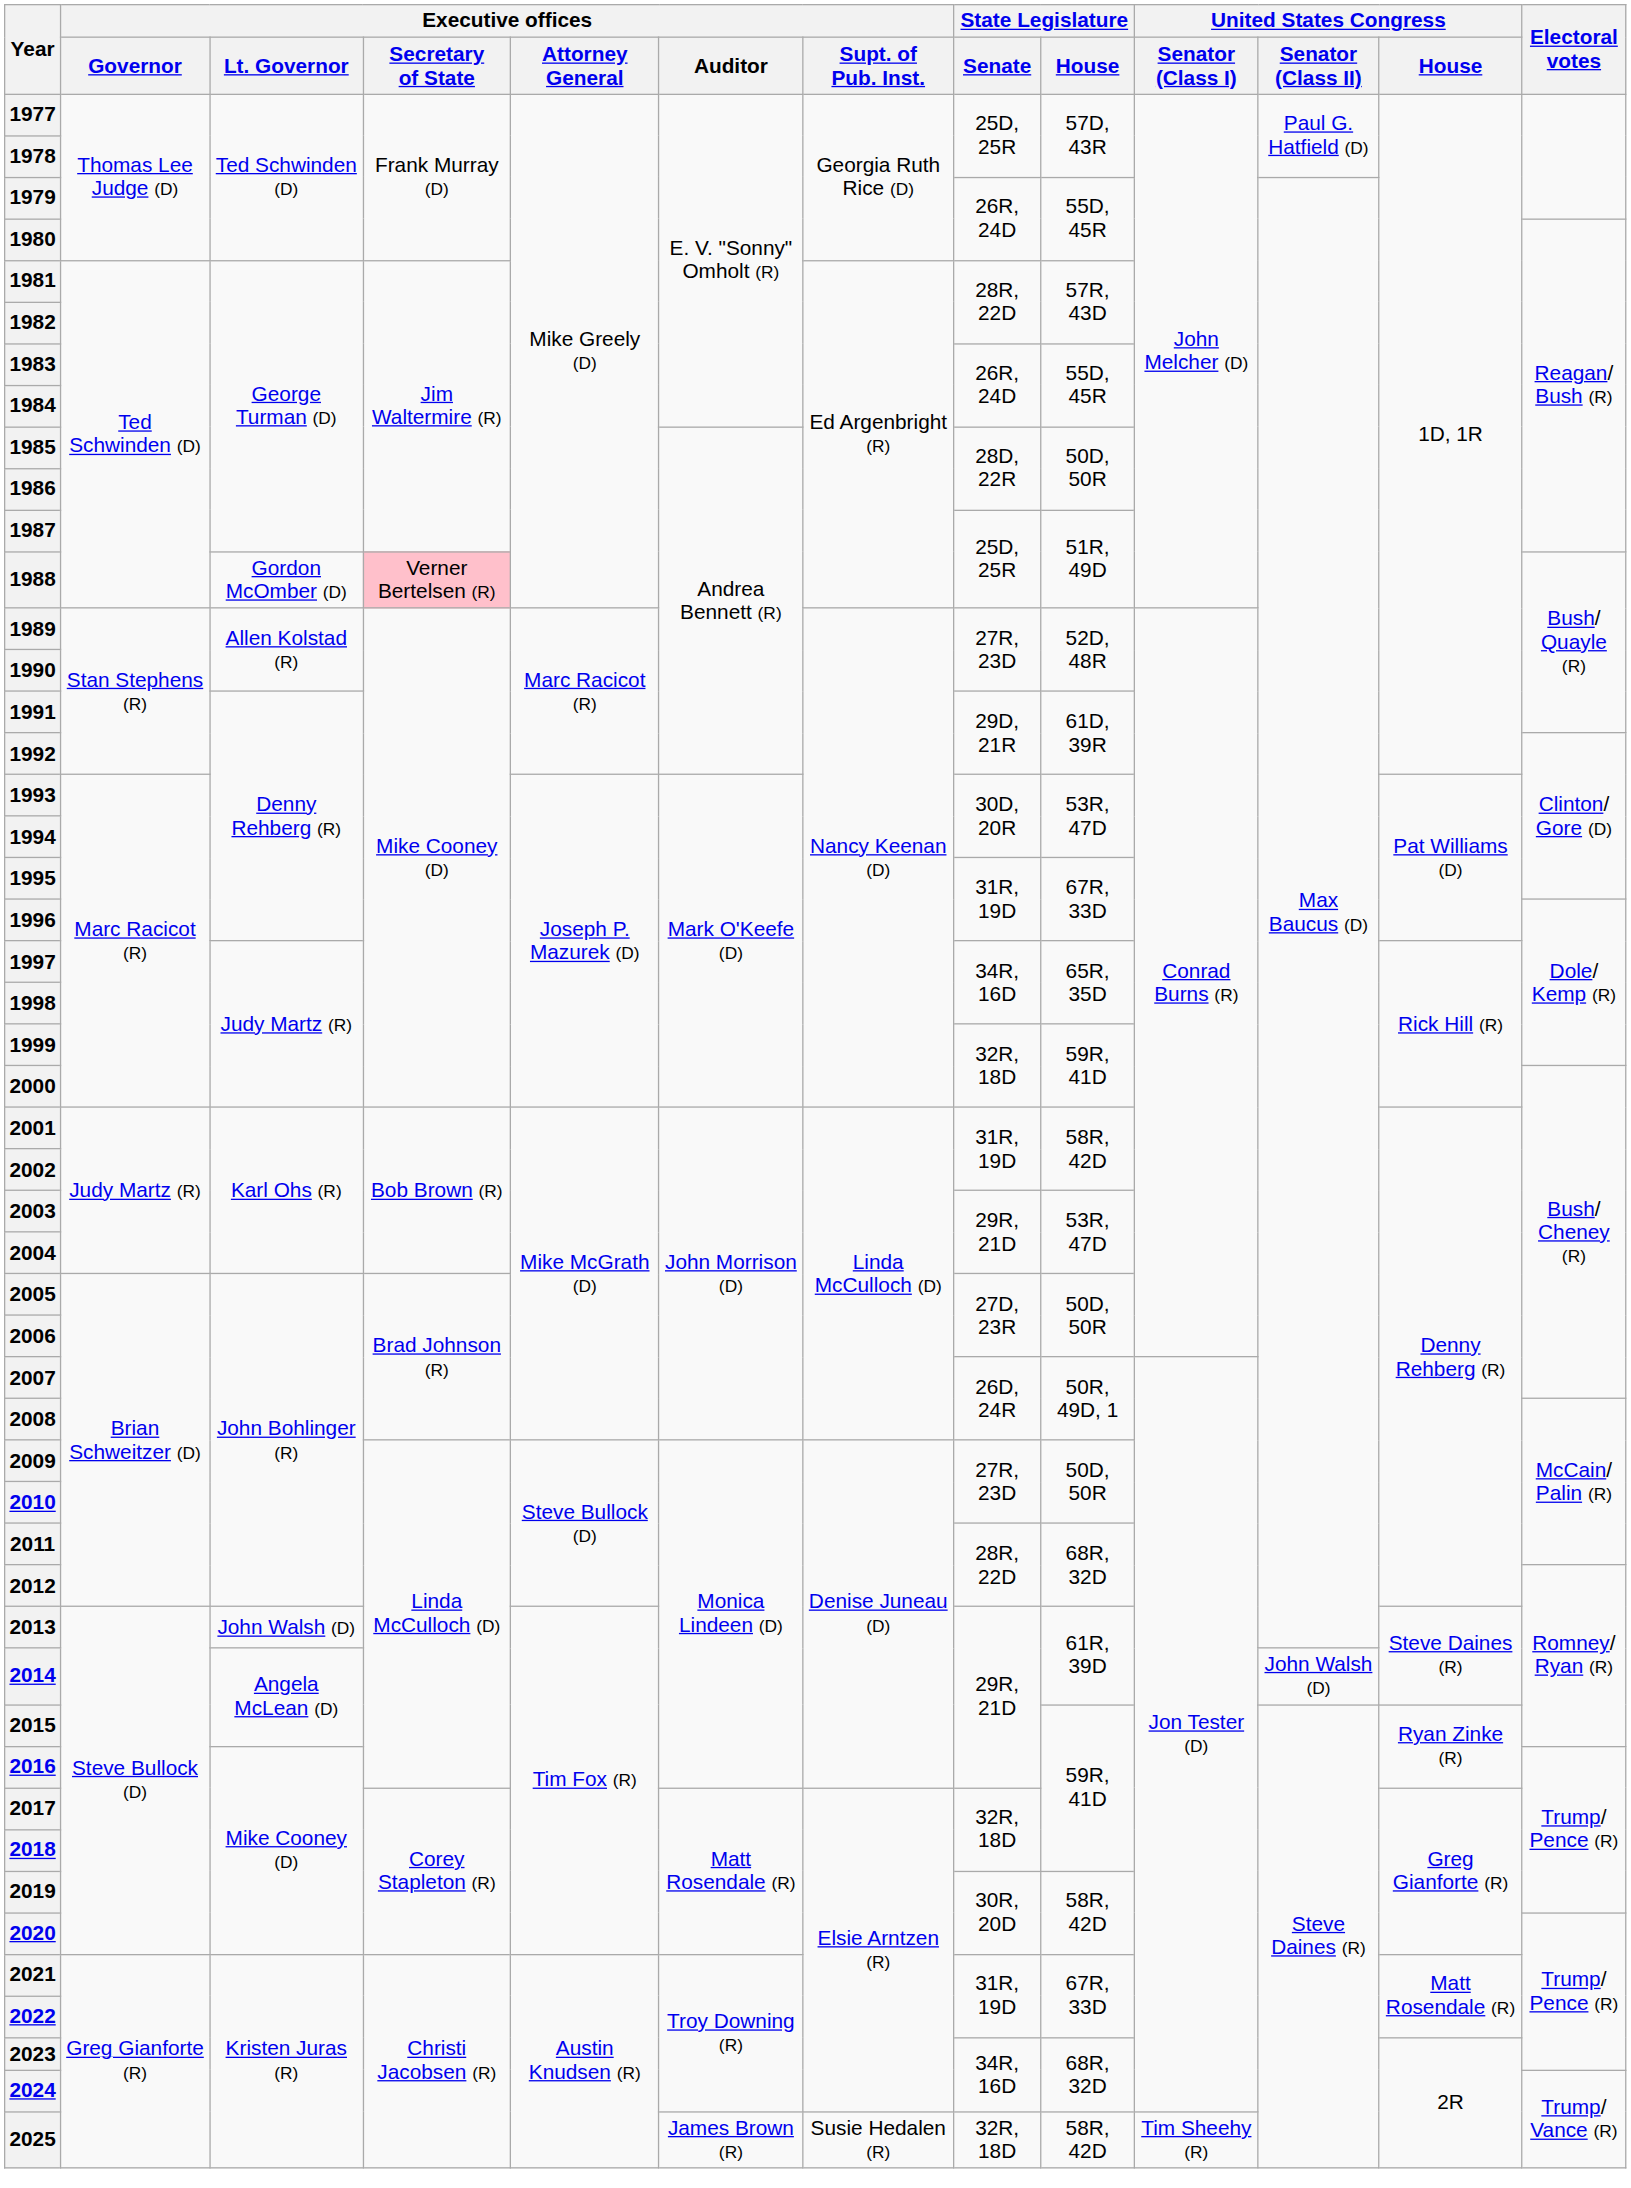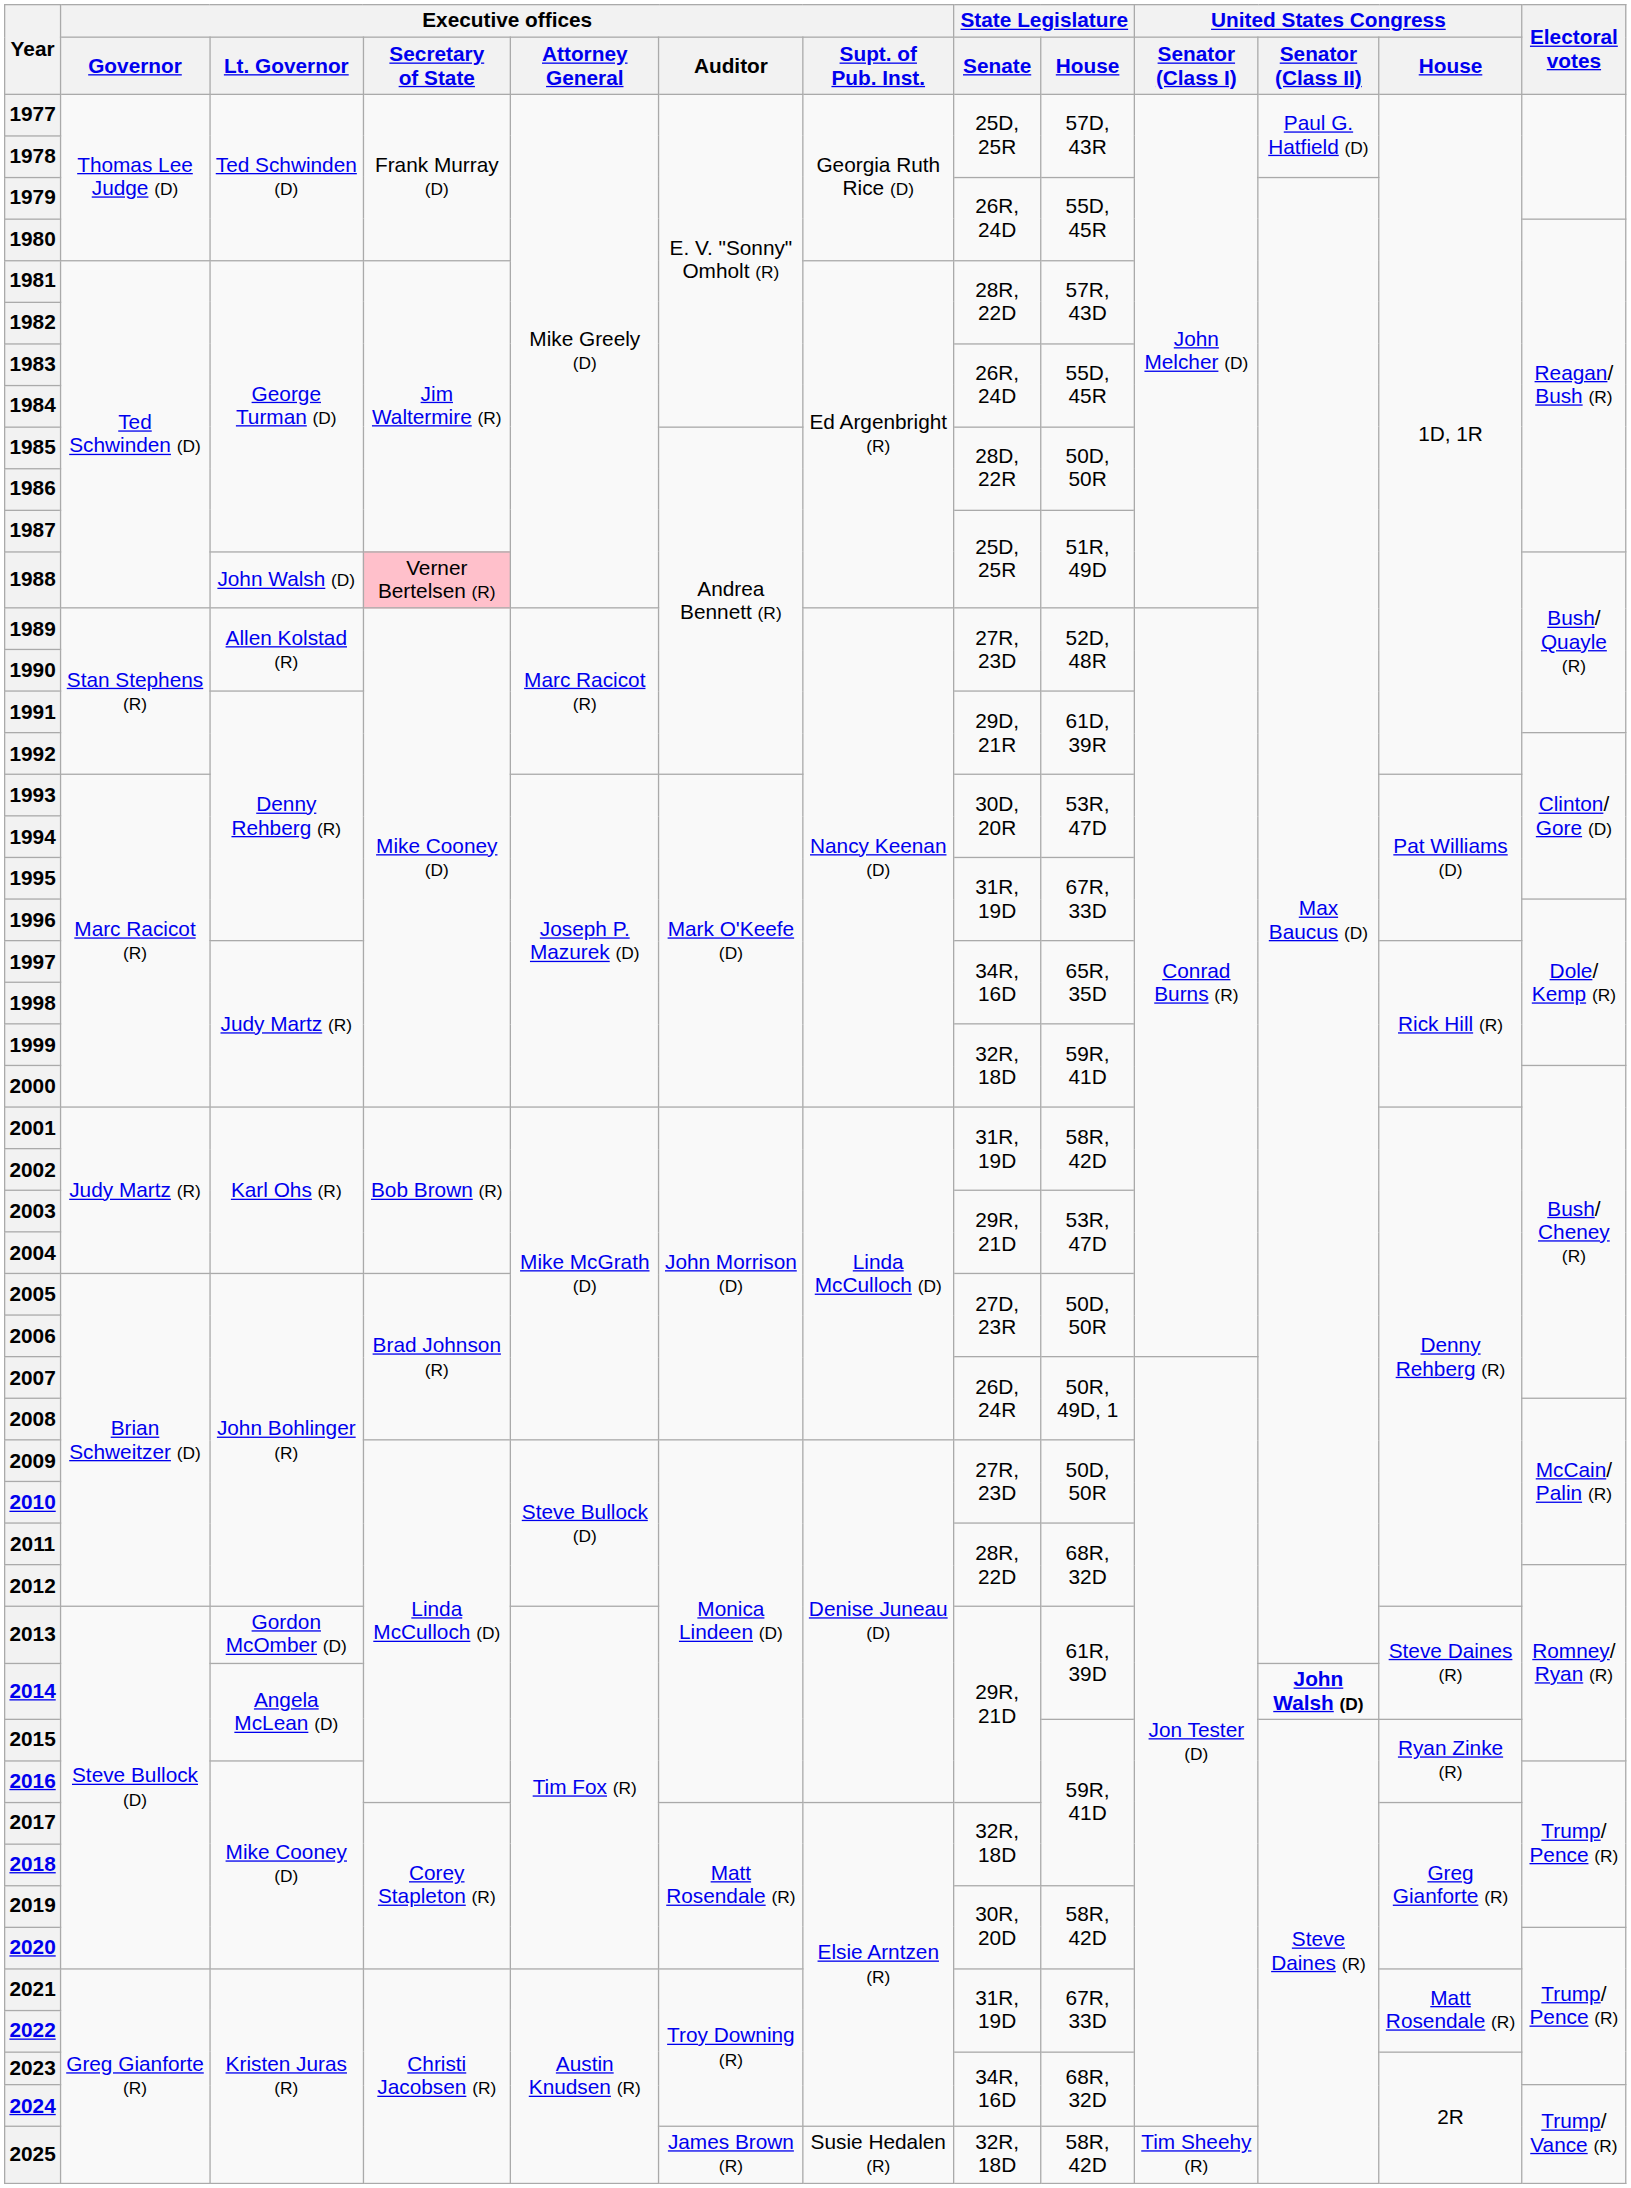(286, 579) Gordon McOmber (D) -> (286, 579) John Walsh (D)
(286, 1627) John Walsh (D) -> (286, 1634) Gordon McOmber (D)
(1318, 1676) normal -> (1318, 1690) bold
